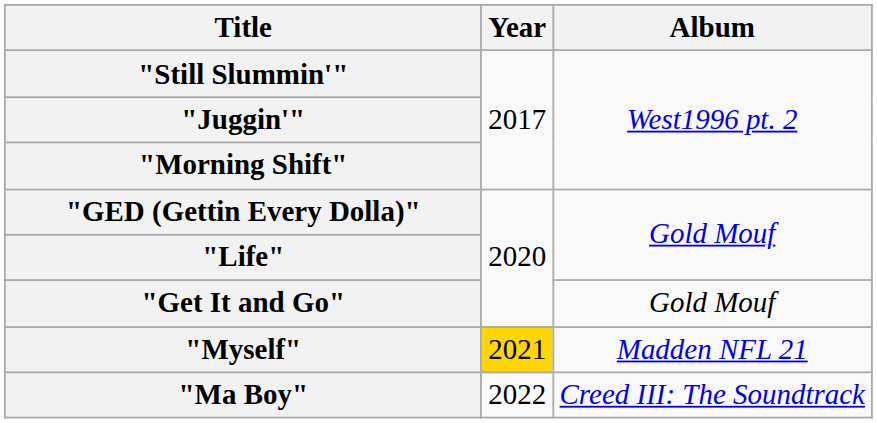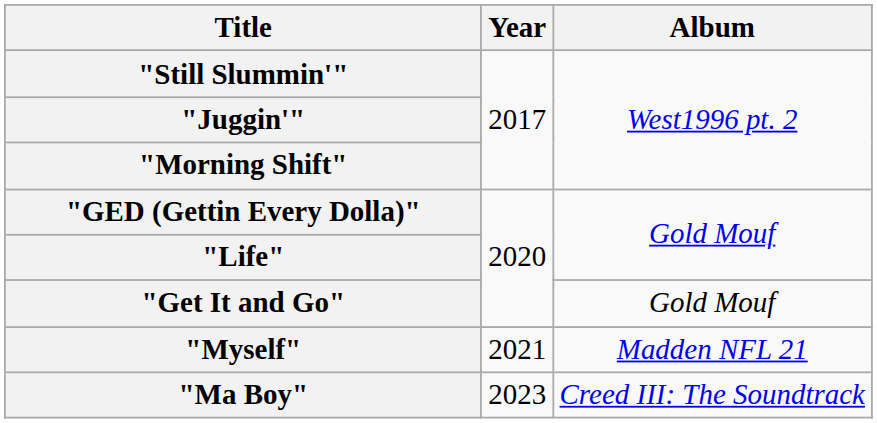(517, 348) gold background -> (517, 348) no background
(517, 394) 2022 -> (517, 394) 2023
